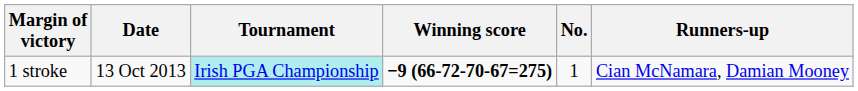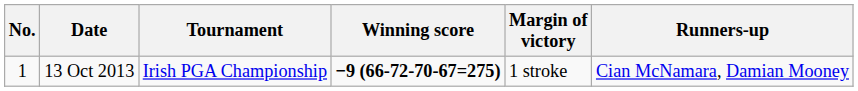columns swapped: (574, 30) <-> (48, 30)
(287, 71) paleturquoise background -> (235, 71) no background
